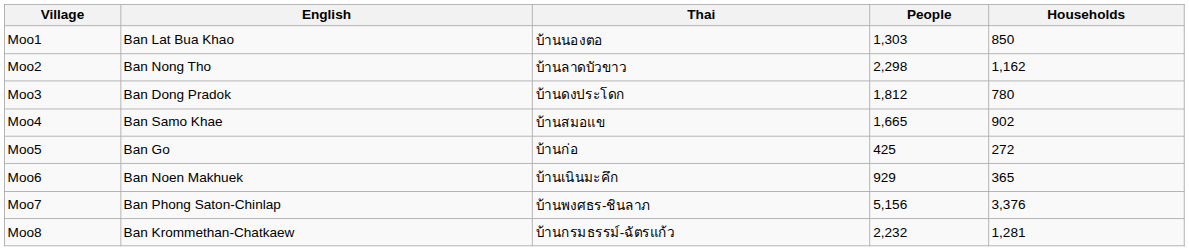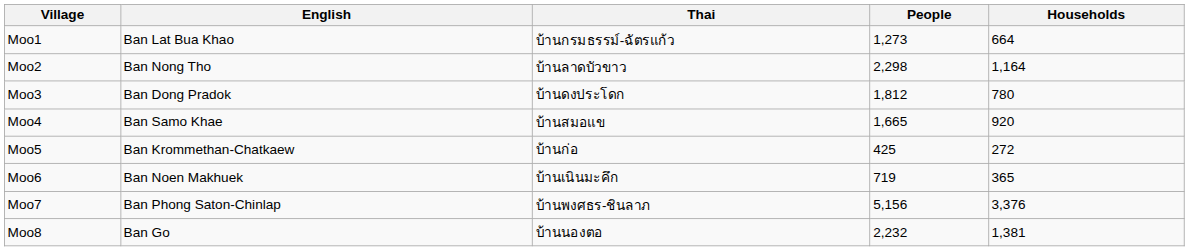(569, 40) บ้านนองตอ -> (605, 40) บ้านกรมธรรม์-ฉัตรแก้ว
(890, 39) 1,303 -> (890, 39) 1,273
(1003, 39) 850 -> (1003, 39) 664
(1009, 67) 1,162 -> (1009, 67) 1,164
(1003, 122) 902 -> (1003, 122) 920
(147, 149) Ban Go -> (209, 149) Ban Krommethan-Chatkaew
(885, 177) 929 -> (885, 177) 719
(209, 232) Ban Krommethan-Chatkaew -> (147, 232) Ban Go
(605, 232) บ้านกรมธรรม์-ฉัตรแก้ว -> (569, 232) บ้านนองตอ
(1009, 232) 1,281 -> (1009, 232) 1,381
